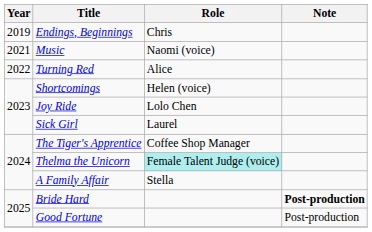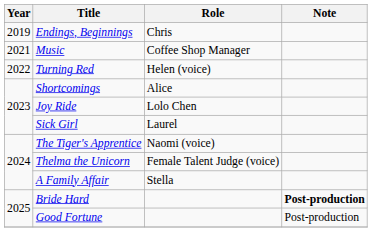(181, 50) Naomi (voice) -> (198, 50) Coffee Shop Manager
(160, 69) Alice -> (179, 69) Helen (voice)
(179, 87) Helen (voice) -> (160, 87) Alice
(198, 143) Coffee Shop Manager -> (181, 143) Naomi (voice)
(213, 161) paleturquoise background -> (213, 161) no background
